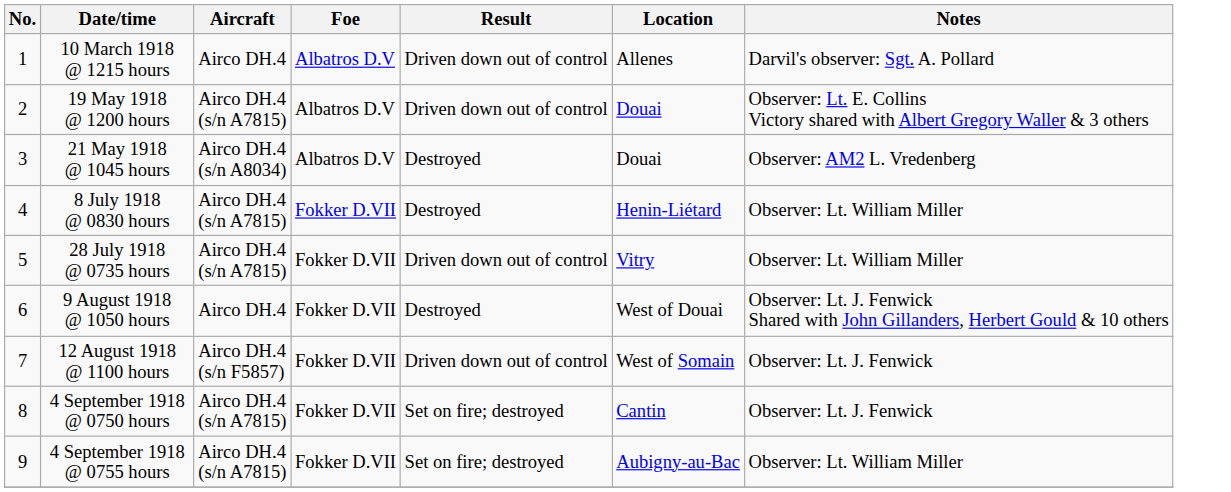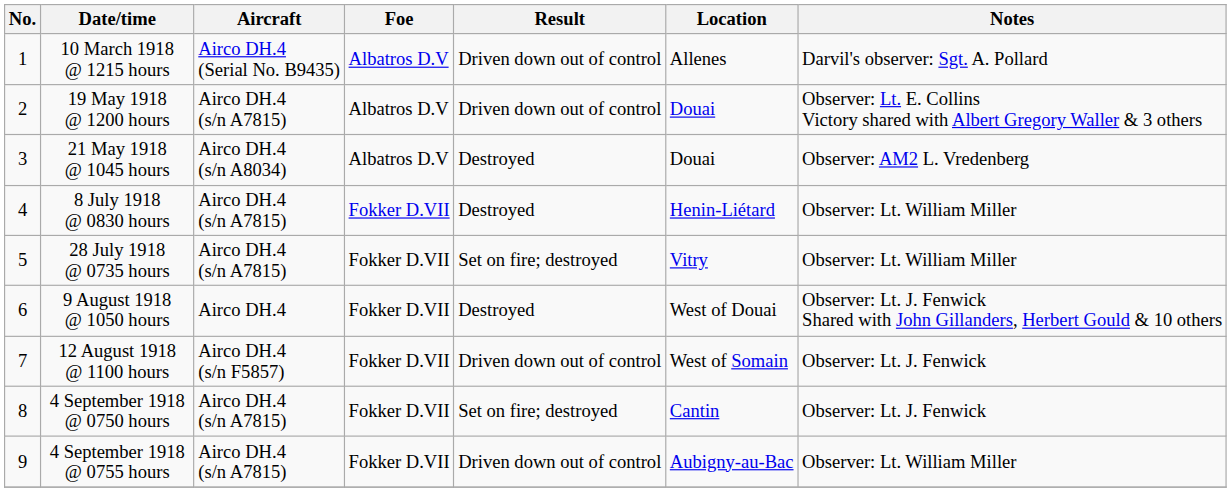(242, 59) Airco DH.4 -> (269, 59) Airco DH.4 (Serial No. B9435)
(506, 260) Driven down out of control -> (538, 260) Set on fire; destroyed
(484, 461) Set on fire; destroyed -> (560, 461) Driven down out of control
